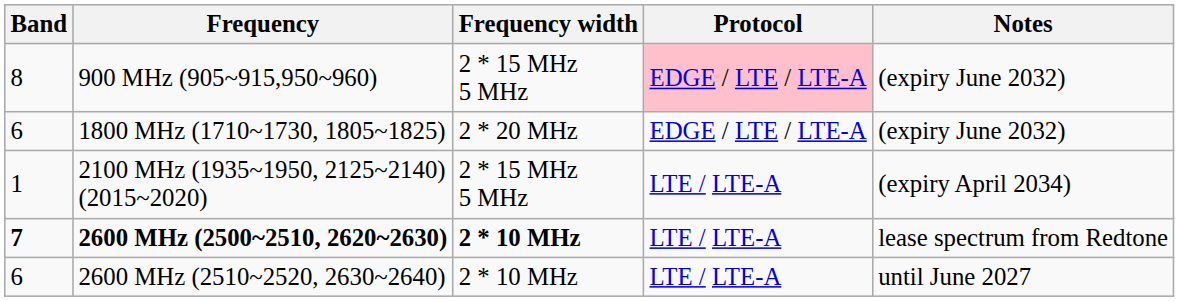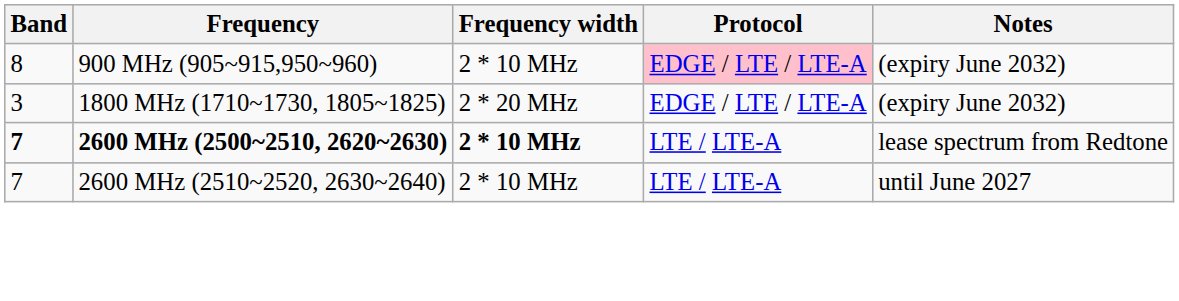(518, 77) 2 * 15 MHz 5 MHz -> (518, 63) 2 * 10 MHz
(17, 130) 6 -> (17, 102) 3
- row: (262, 184)
(17, 276) 6 -> (17, 181) 7
